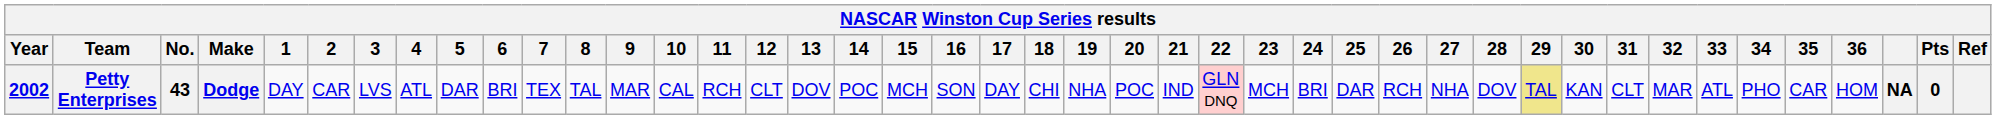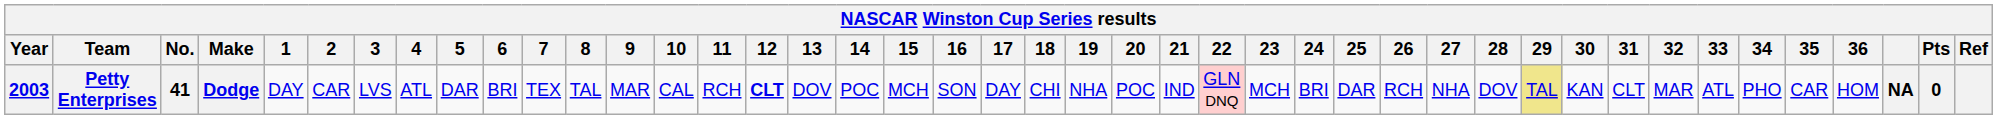(29, 89) 2002 -> (29, 89) 2003
(180, 89) 43 -> (180, 89) 41
(766, 89) normal -> (767, 89) bold
